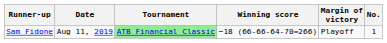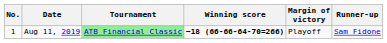columns swapped: (374, 15) <-> (30, 15)
(268, 32) normal -> (235, 32) bold
